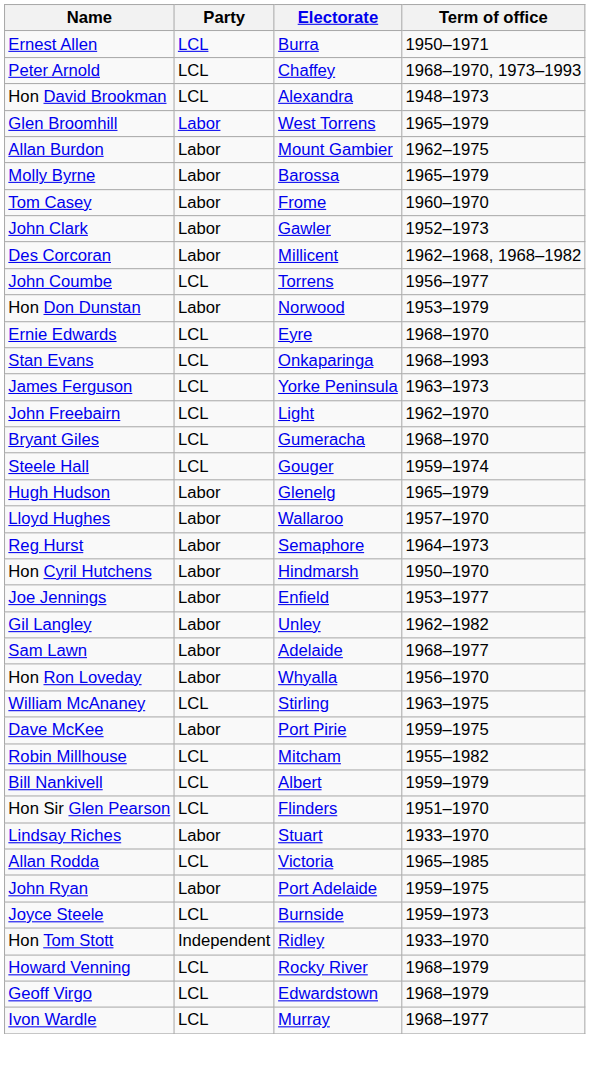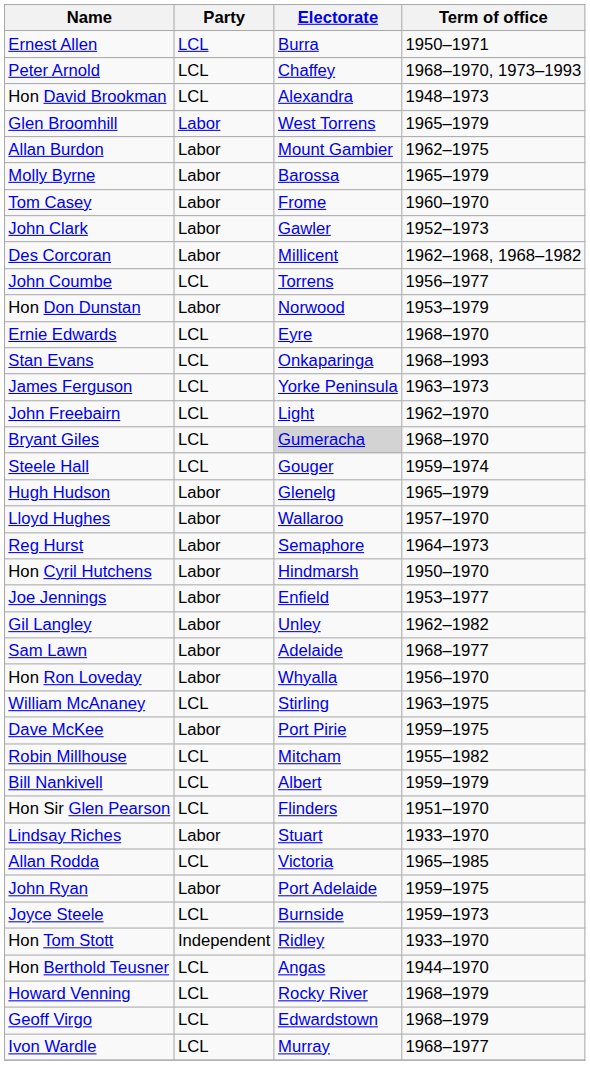(322, 439) no background -> (322, 439) lightgrey background
+ row: (89, 967)
